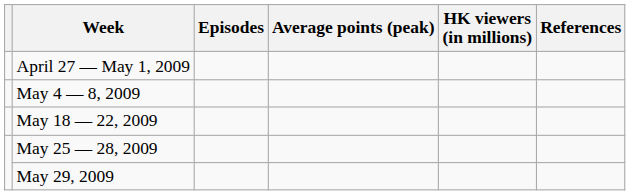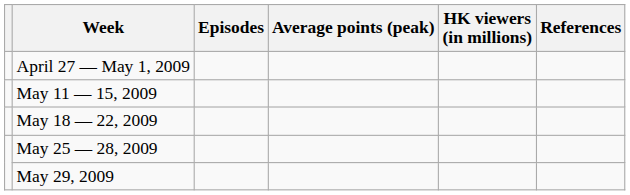- row: (78, 93)
+ row: (87, 93)
